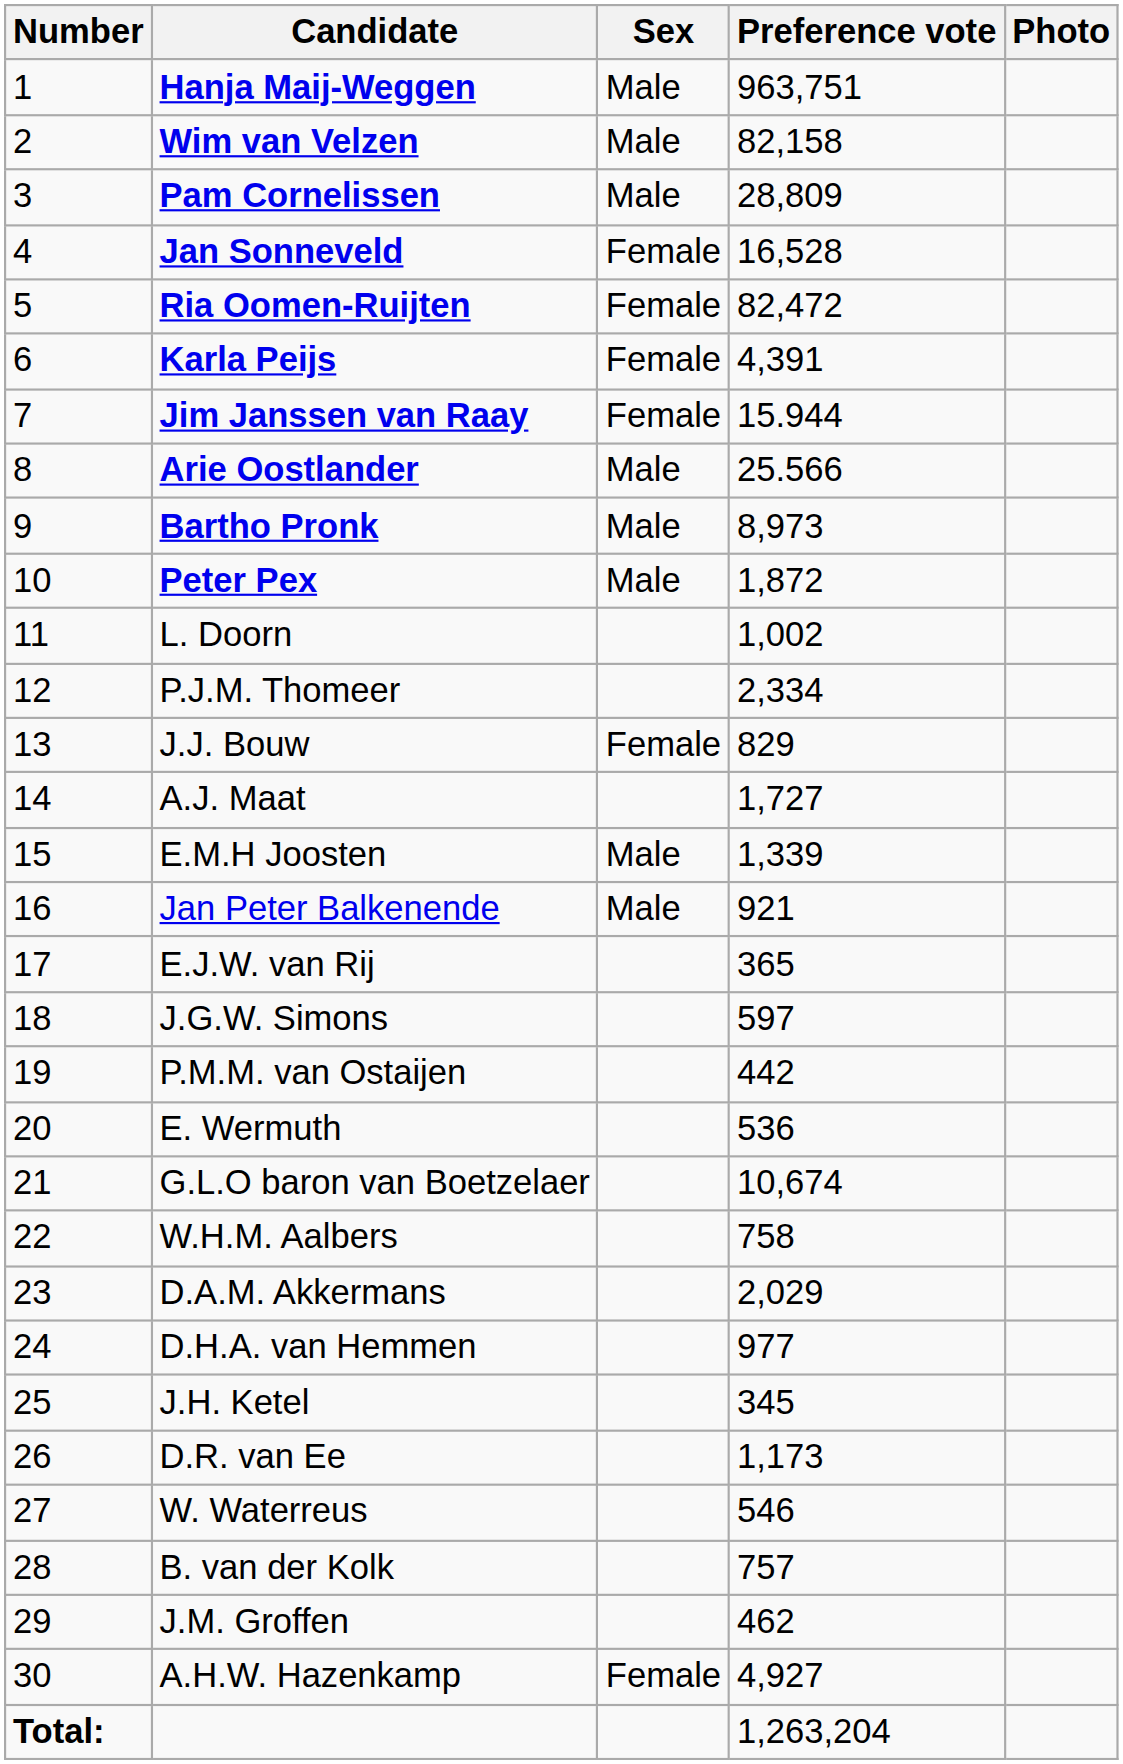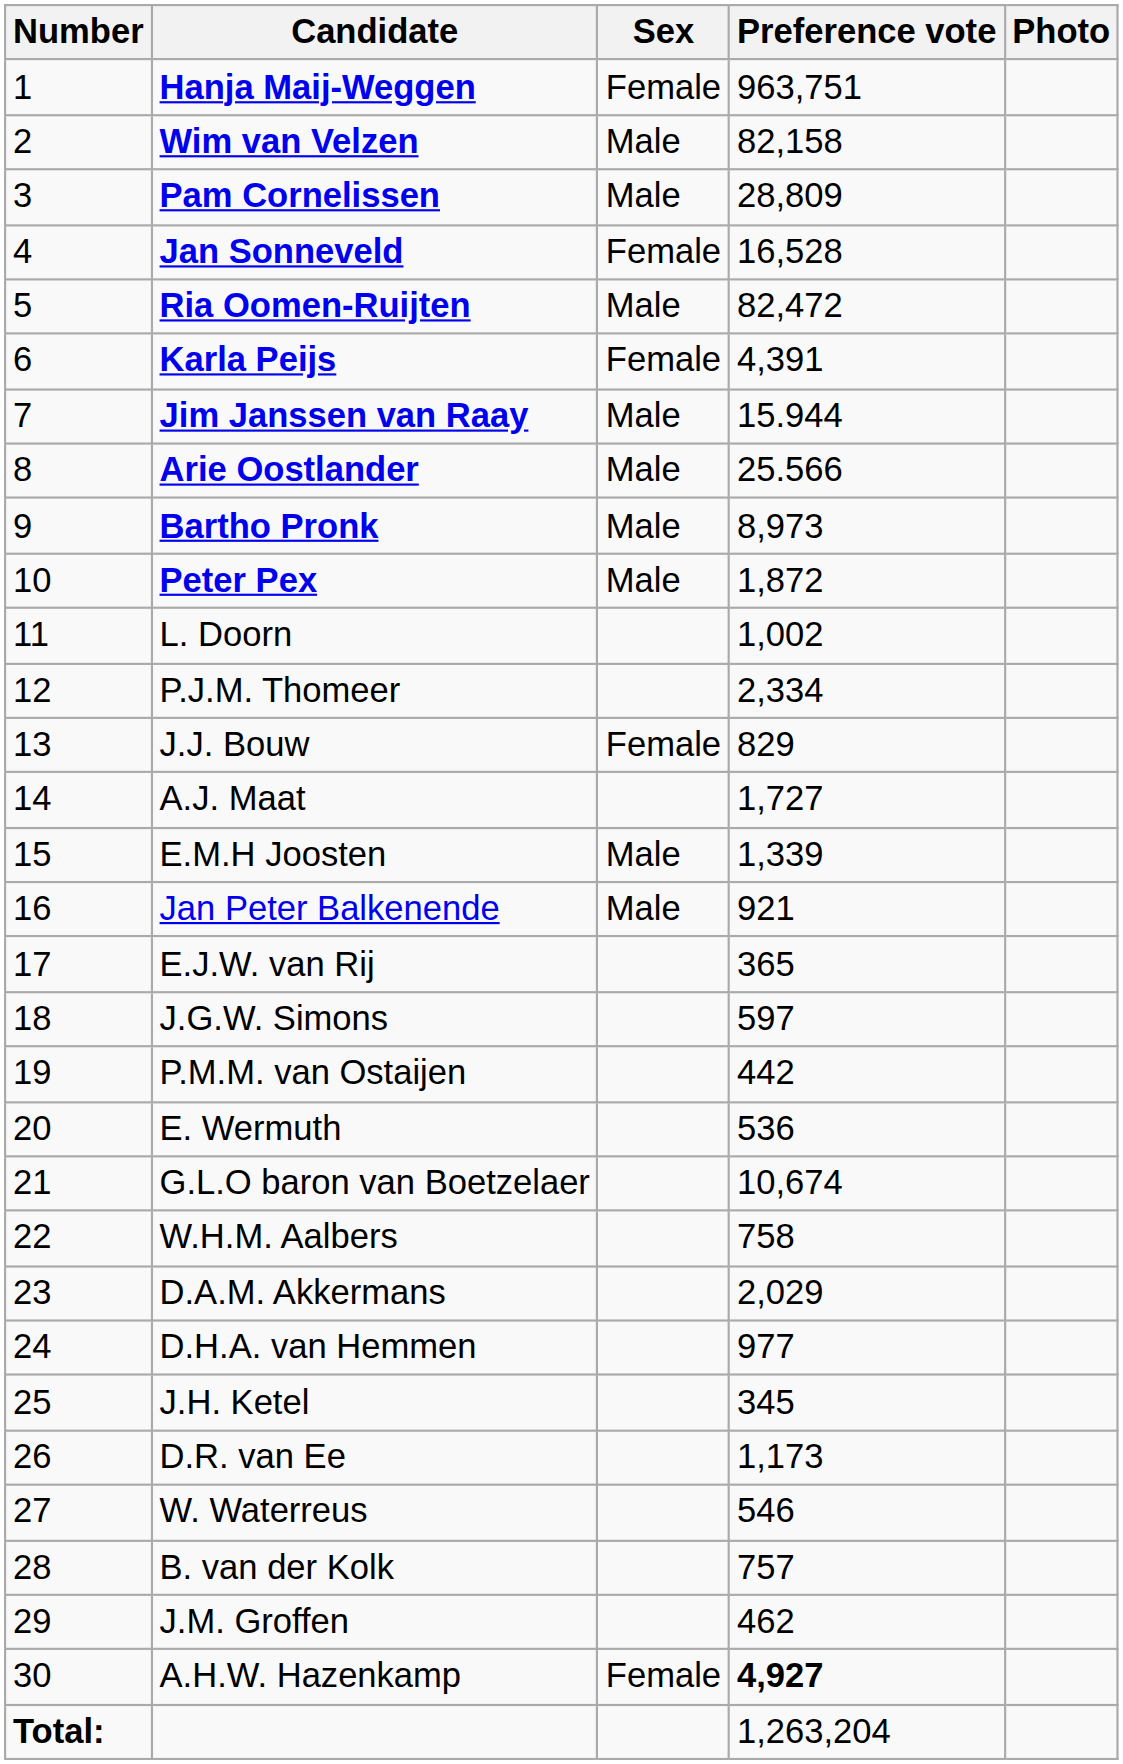(643, 86) Male -> (663, 86) Female
(663, 305) Female -> (643, 305) Male
(663, 415) Female -> (643, 415) Male
(780, 1676) normal -> (780, 1676) bold
